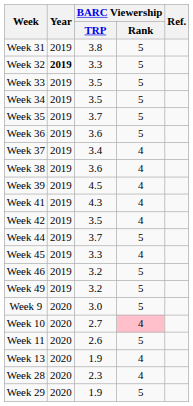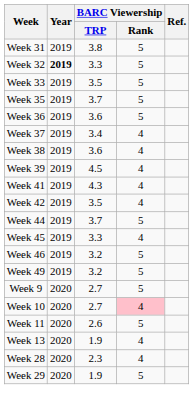- row: (26, 99)
(95, 306) 3.0 -> (95, 289) 2.7
